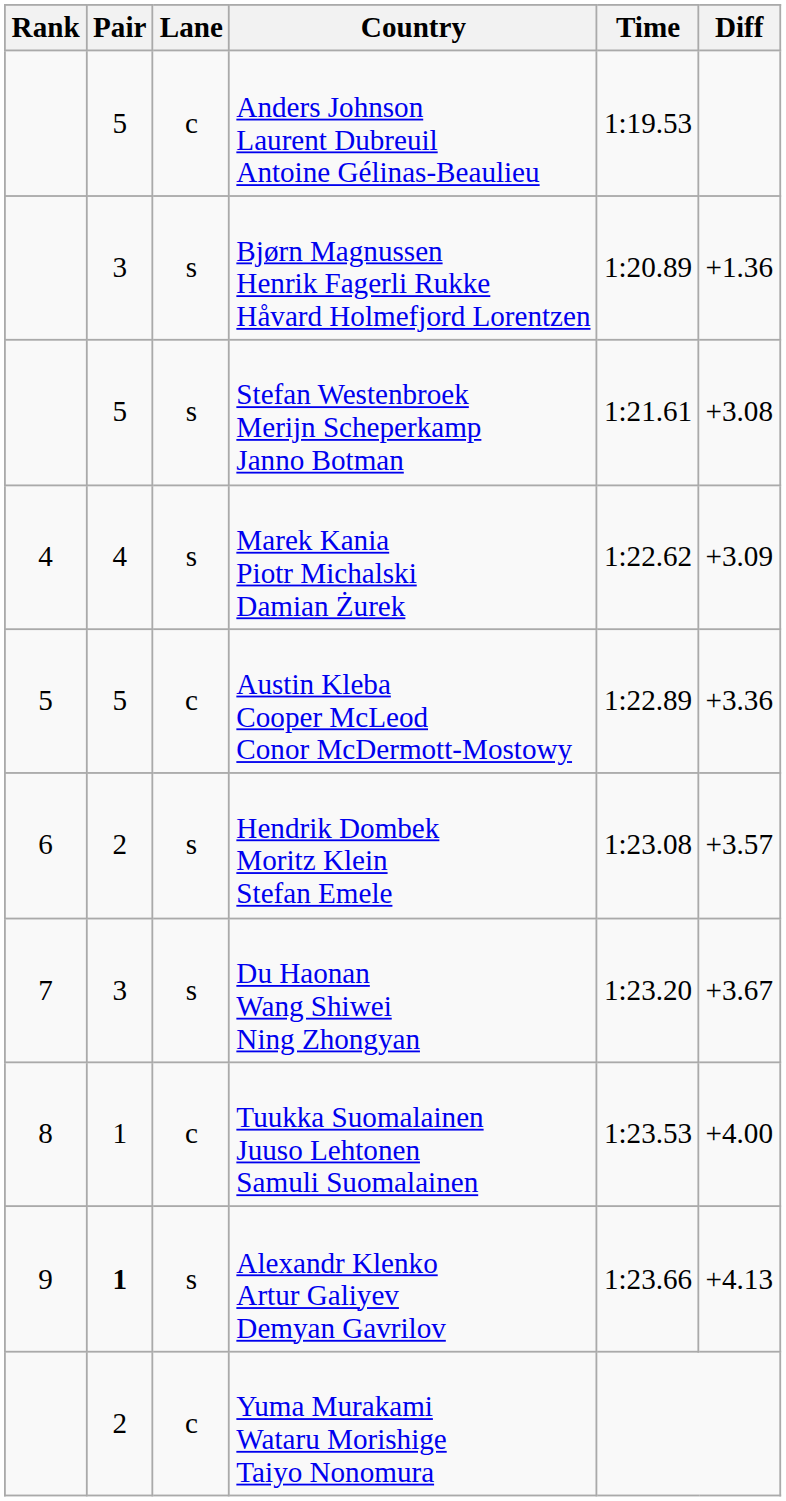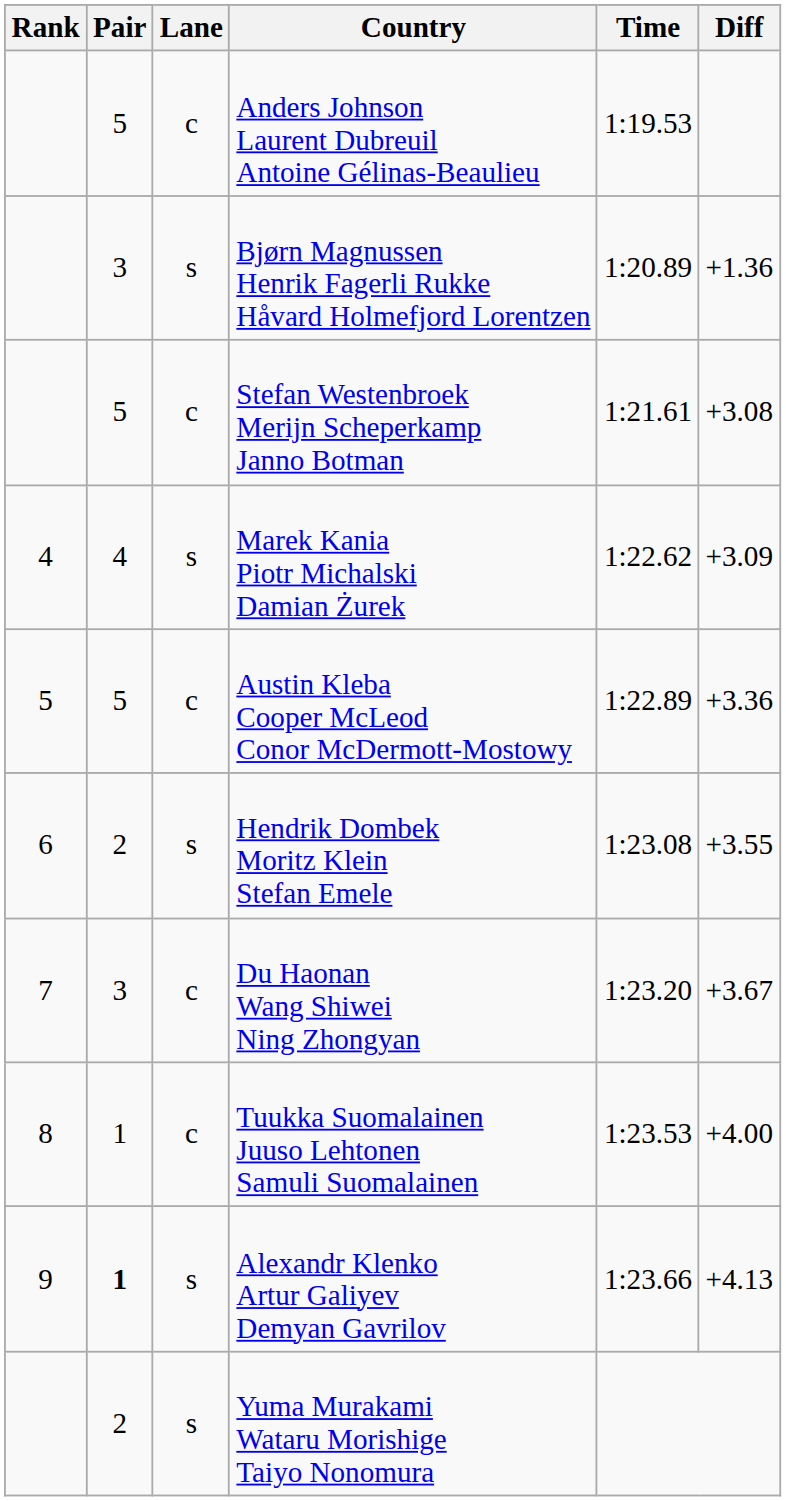(191, 411) s -> (191, 411) c
(739, 845) +3.57 -> (739, 845) +3.55
(191, 989) s -> (191, 989) c
(191, 1423) c -> (191, 1423) s
